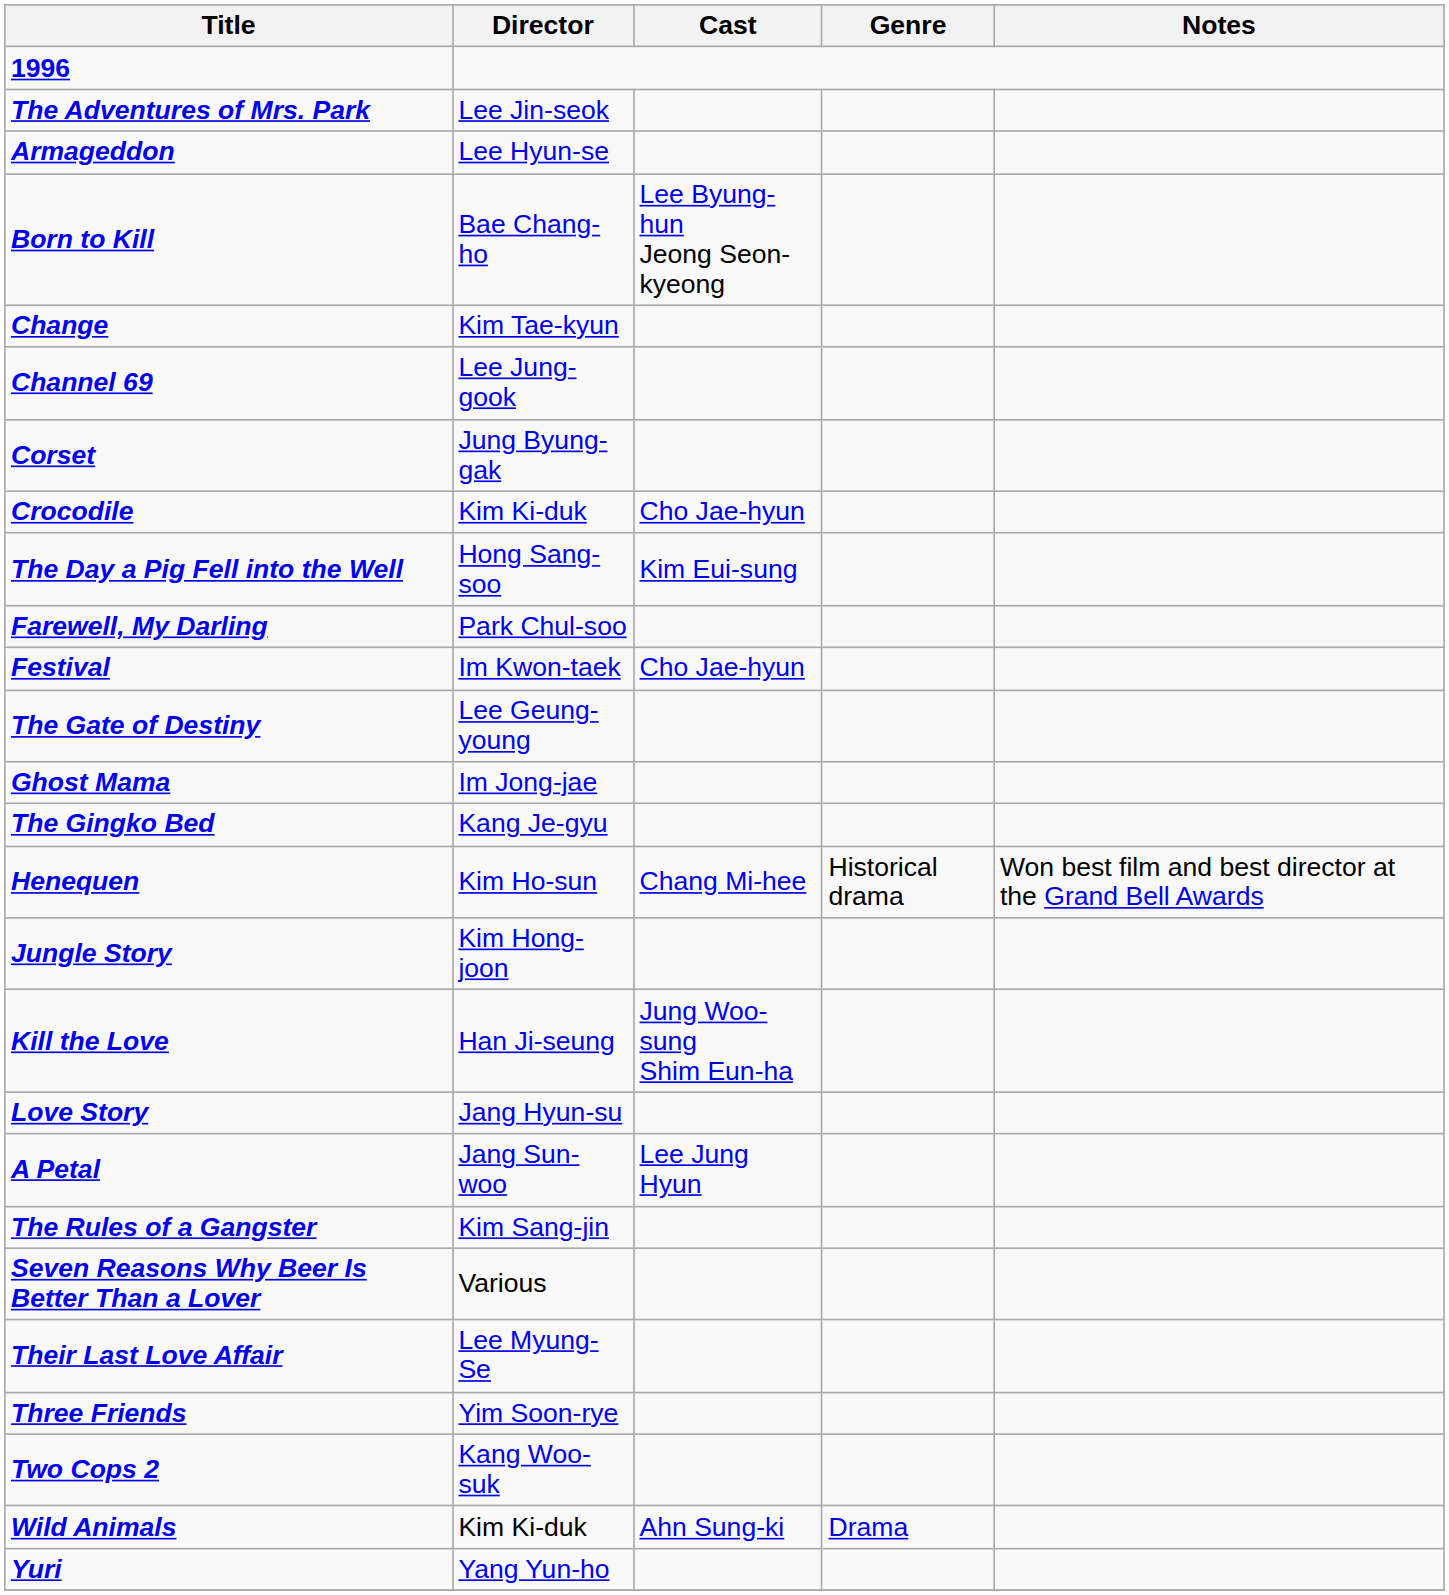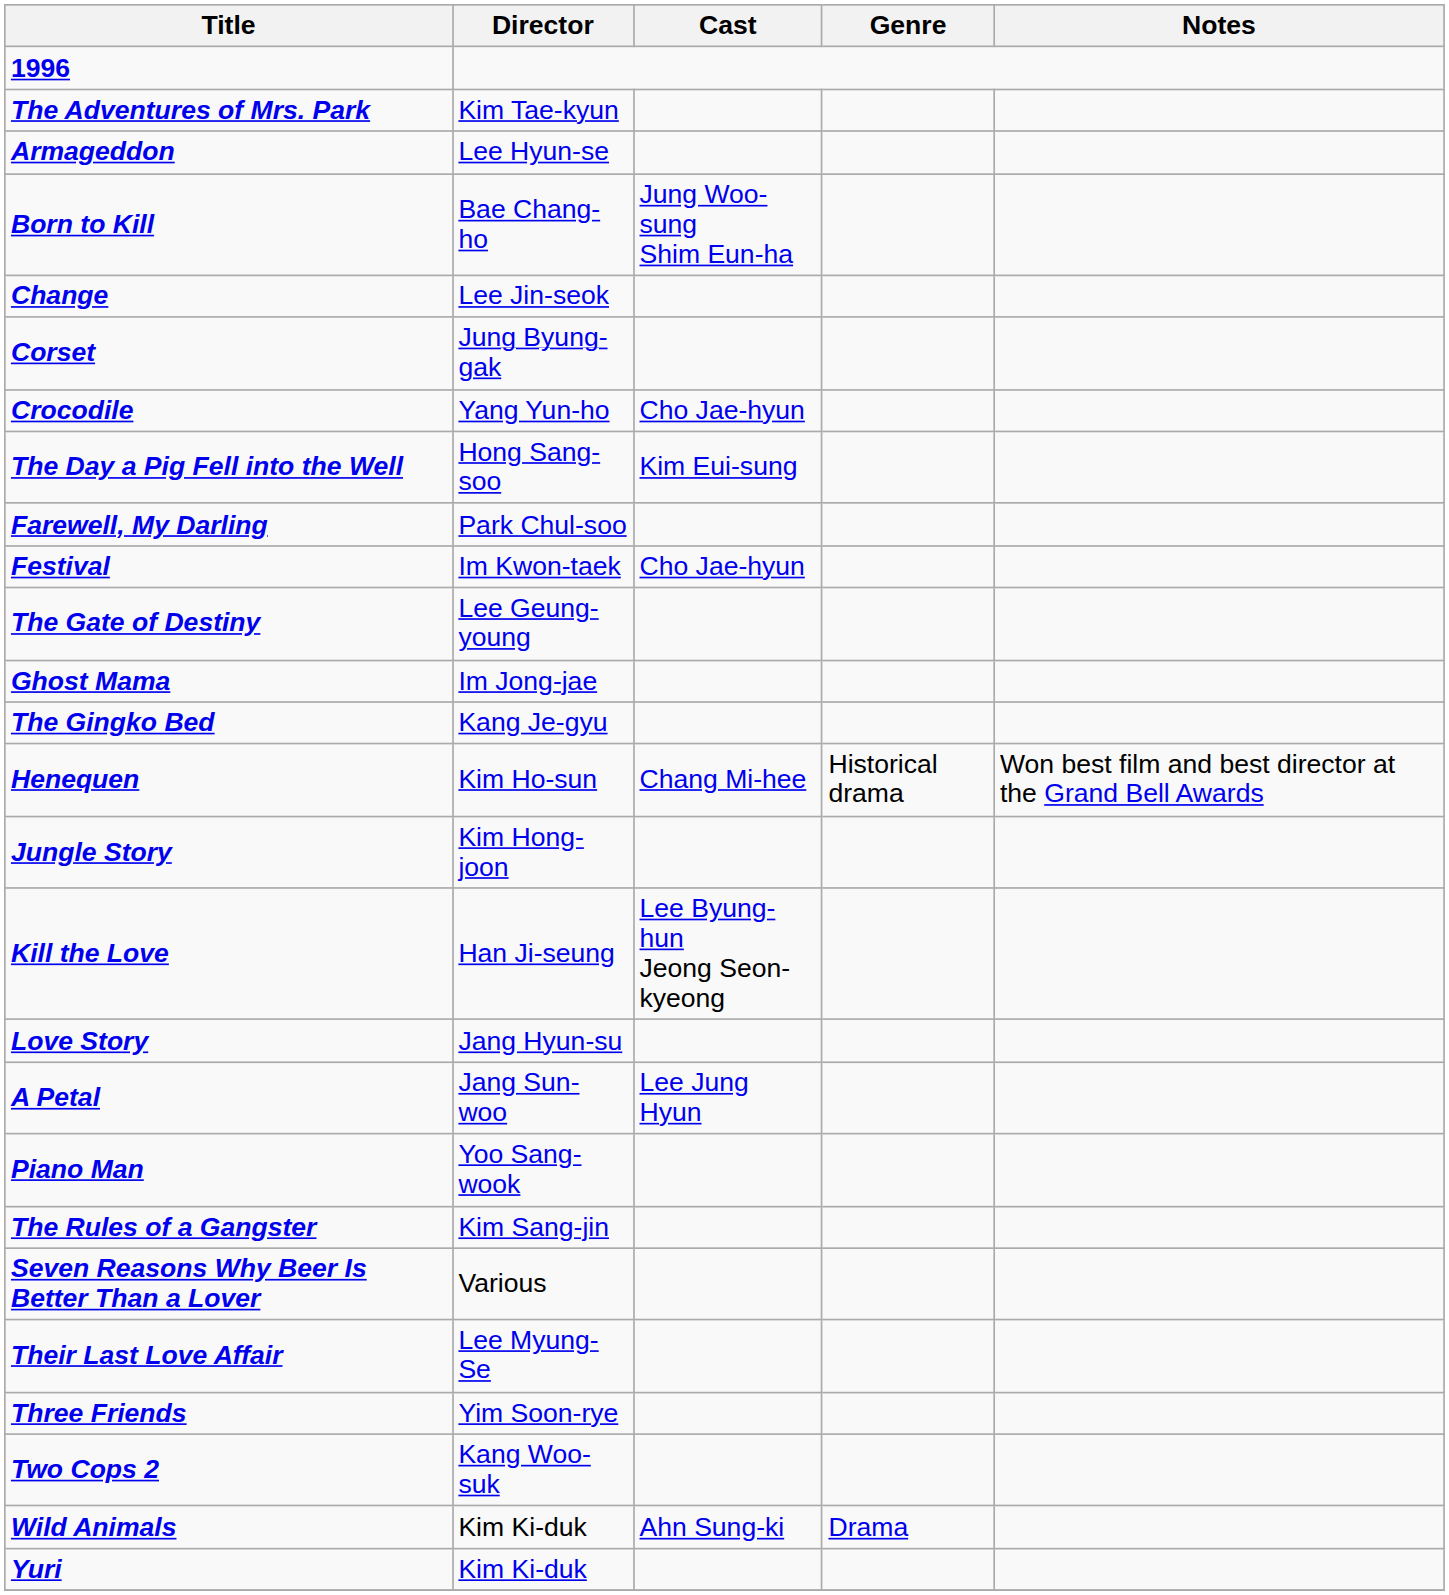(534, 109) Lee Jin-seok -> (539, 109) Kim Tae-kyun
(715, 238) Lee Byung-hun Jeong Seon-kyeong -> (716, 223) Jung Woo-sung Shim Eun-ha
(539, 325) Kim Tae-kyun -> (534, 295) Lee Jin-seok
- row: (82, 382)
(523, 511) Kim Ki-duk -> (534, 410) Yang Yun-ho
(716, 1040) Jung Woo-sung Shim Eun-ha -> (715, 953) Lee Byung-hun Jeong Seon-kyeong
+ row: (77, 1169)
(534, 1568) Yang Yun-ho -> (523, 1568) Kim Ki-duk
